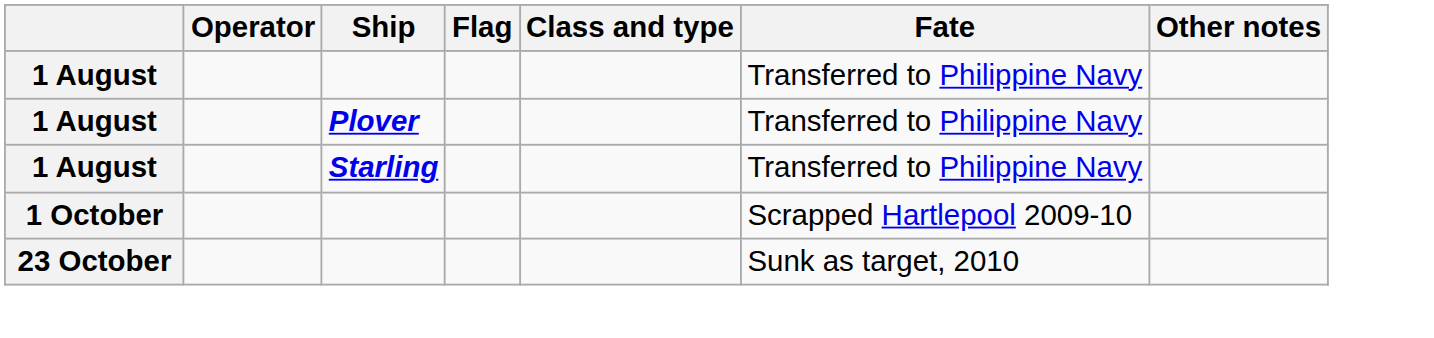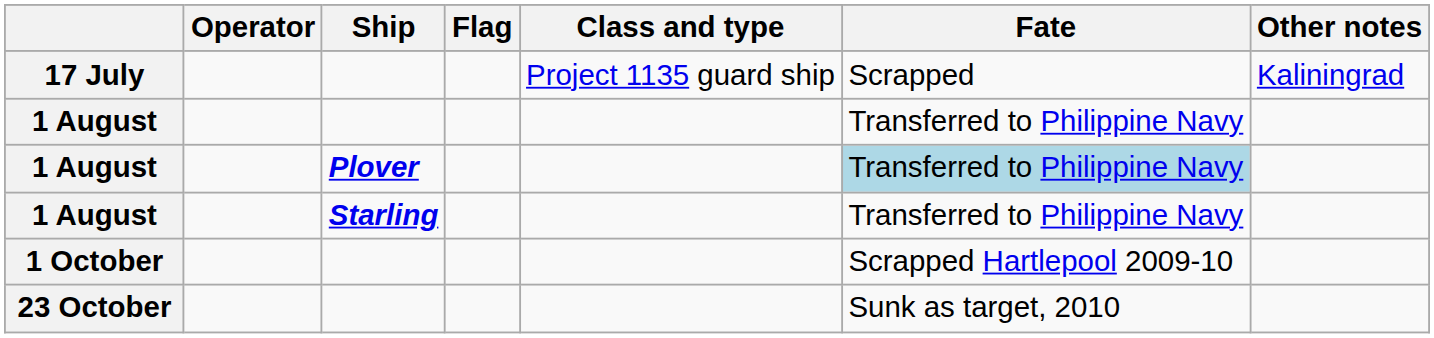+ row: (94, 74)
(945, 121) no background -> (1046, 167) lightblue background
